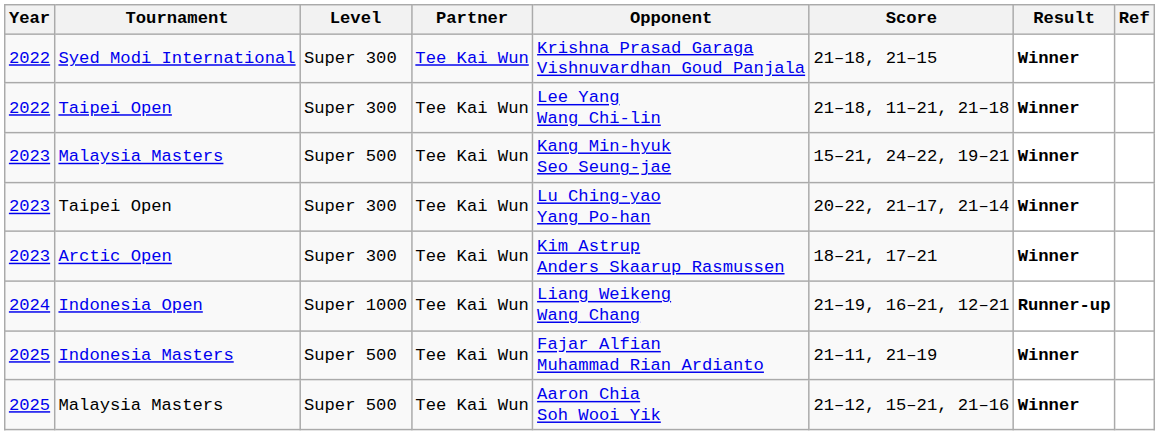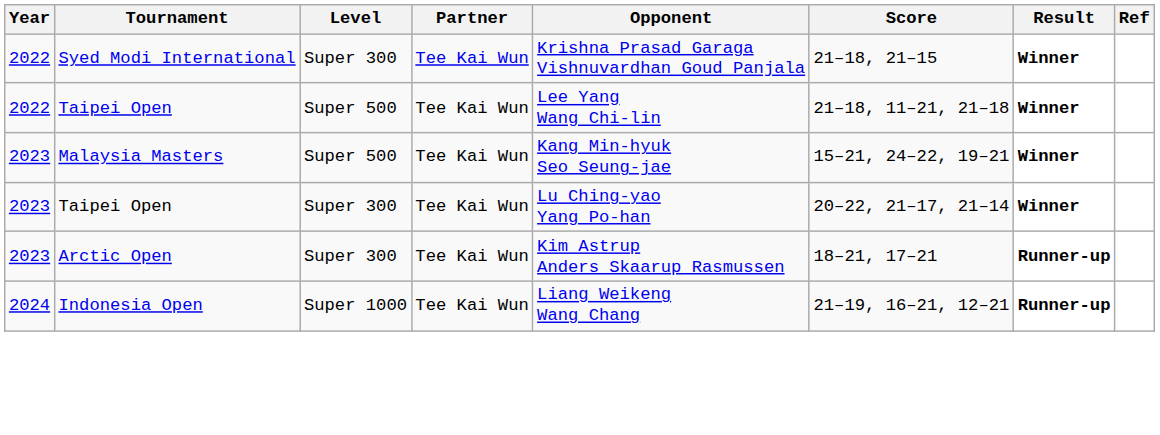(350, 108) Super 300 -> (350, 108) Super 500
(1049, 256) Winner -> (1064, 256) Runner-up
- row: (30, 355)
- row: (30, 404)
